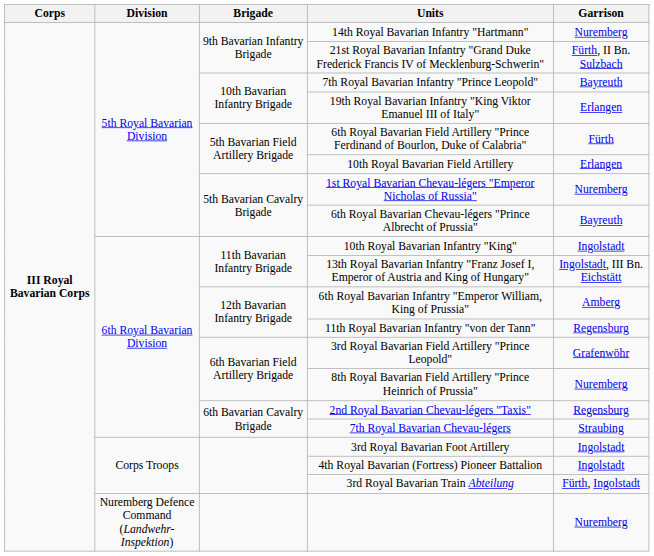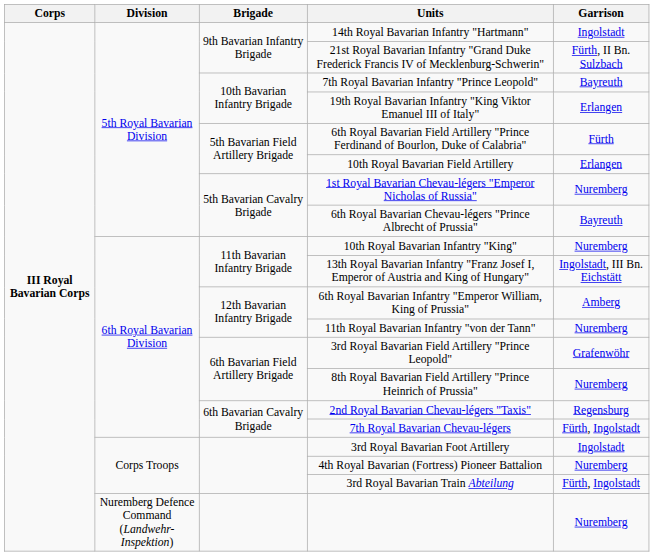(601, 32) Nuremberg -> (601, 32) Ingolstadt
(601, 246) Ingolstadt -> (601, 246) Nuremberg
(601, 328) Regensburg -> (601, 328) Nuremberg
(601, 428) Straubing -> (601, 428) Fürth, Ingolstadt
(601, 465) Ingolstadt -> (601, 465) Nuremberg
